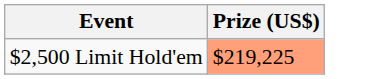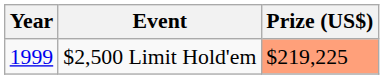+ column: (31, 21)
